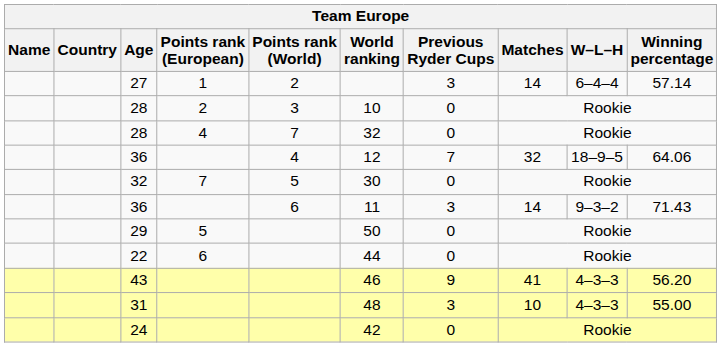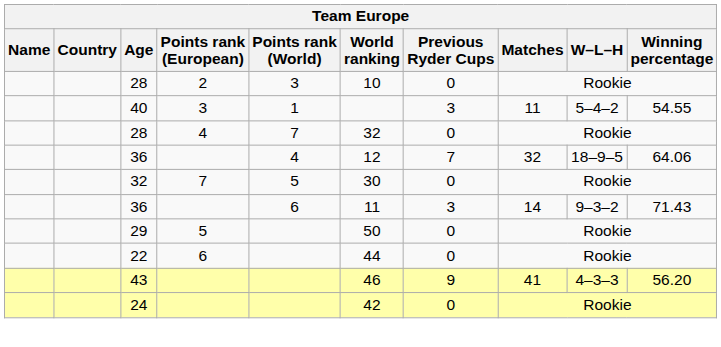- row: (139, 83)
+ row: (139, 108)
- row: (139, 305)
